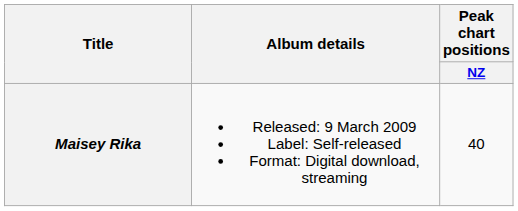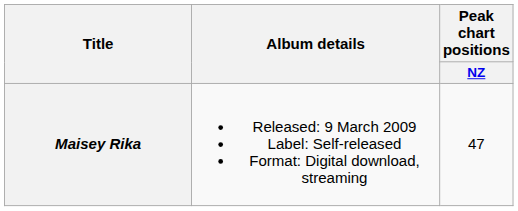(476, 144) 40 -> (476, 144) 47
